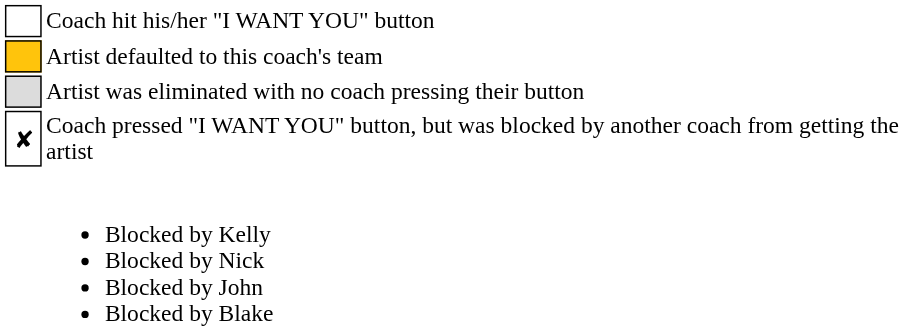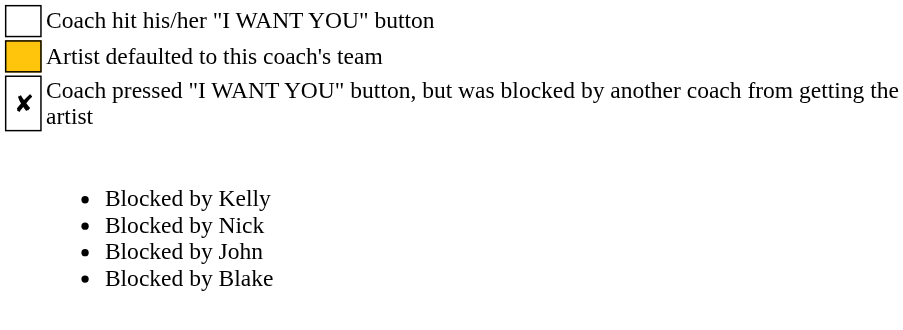- row: (315, 91)
